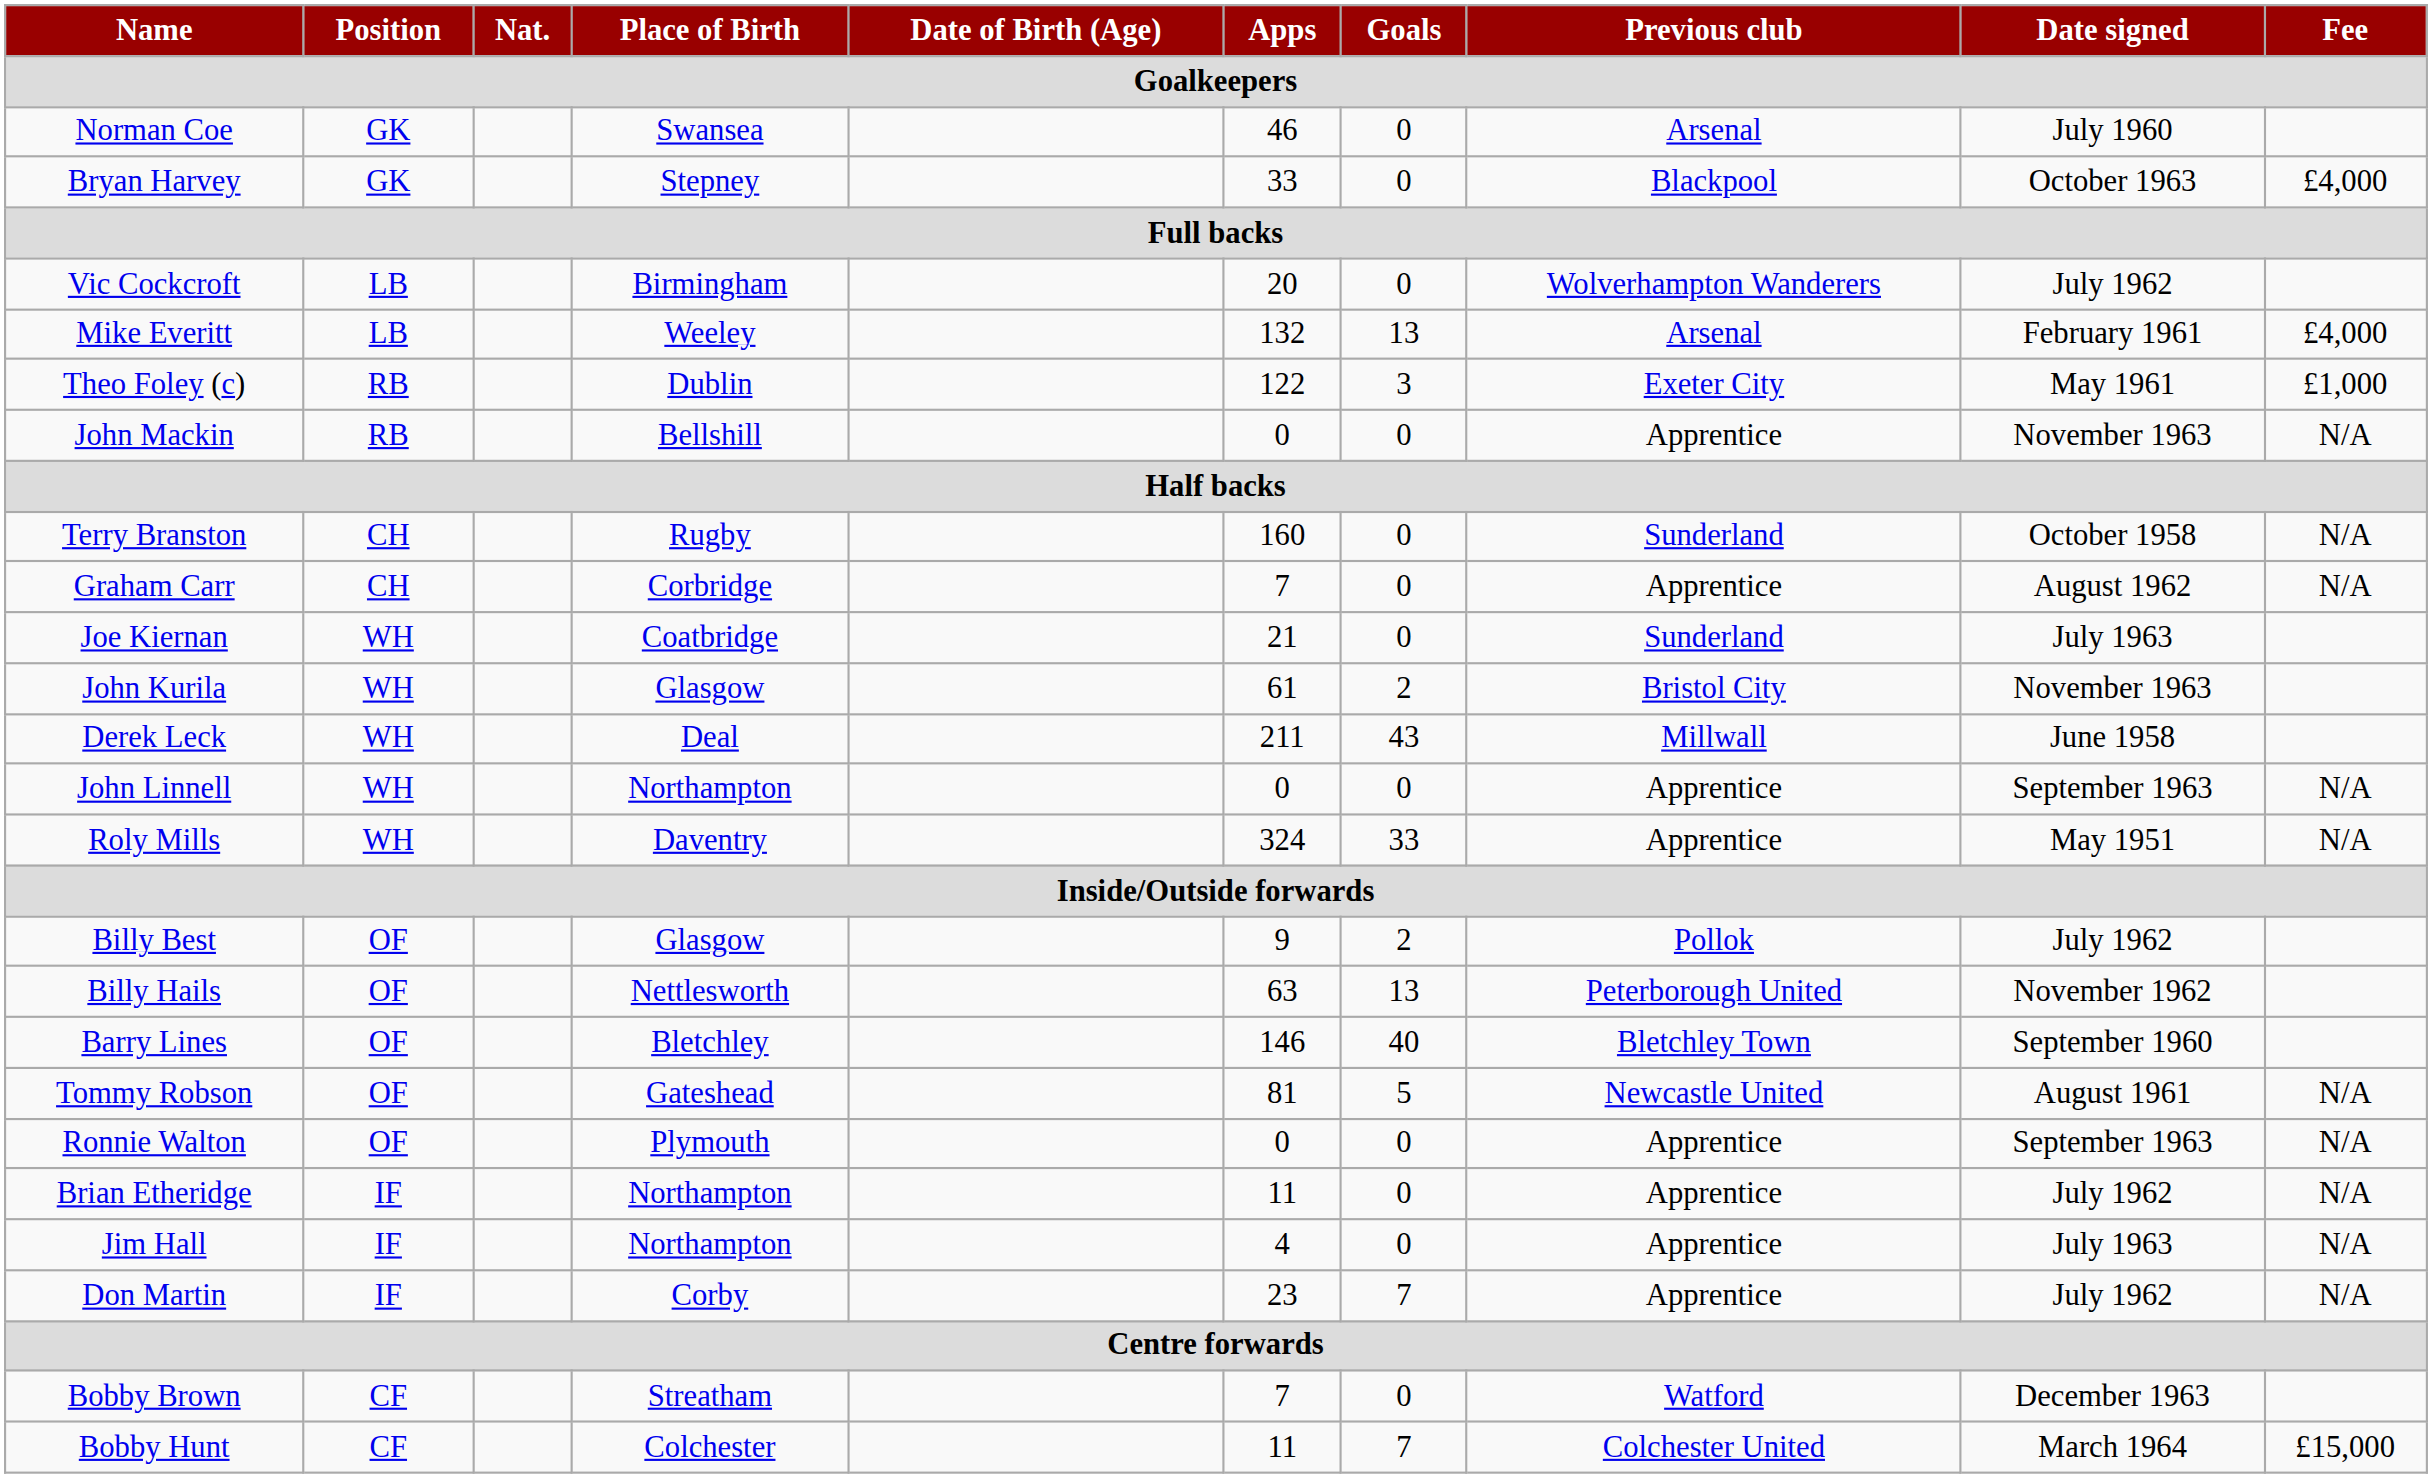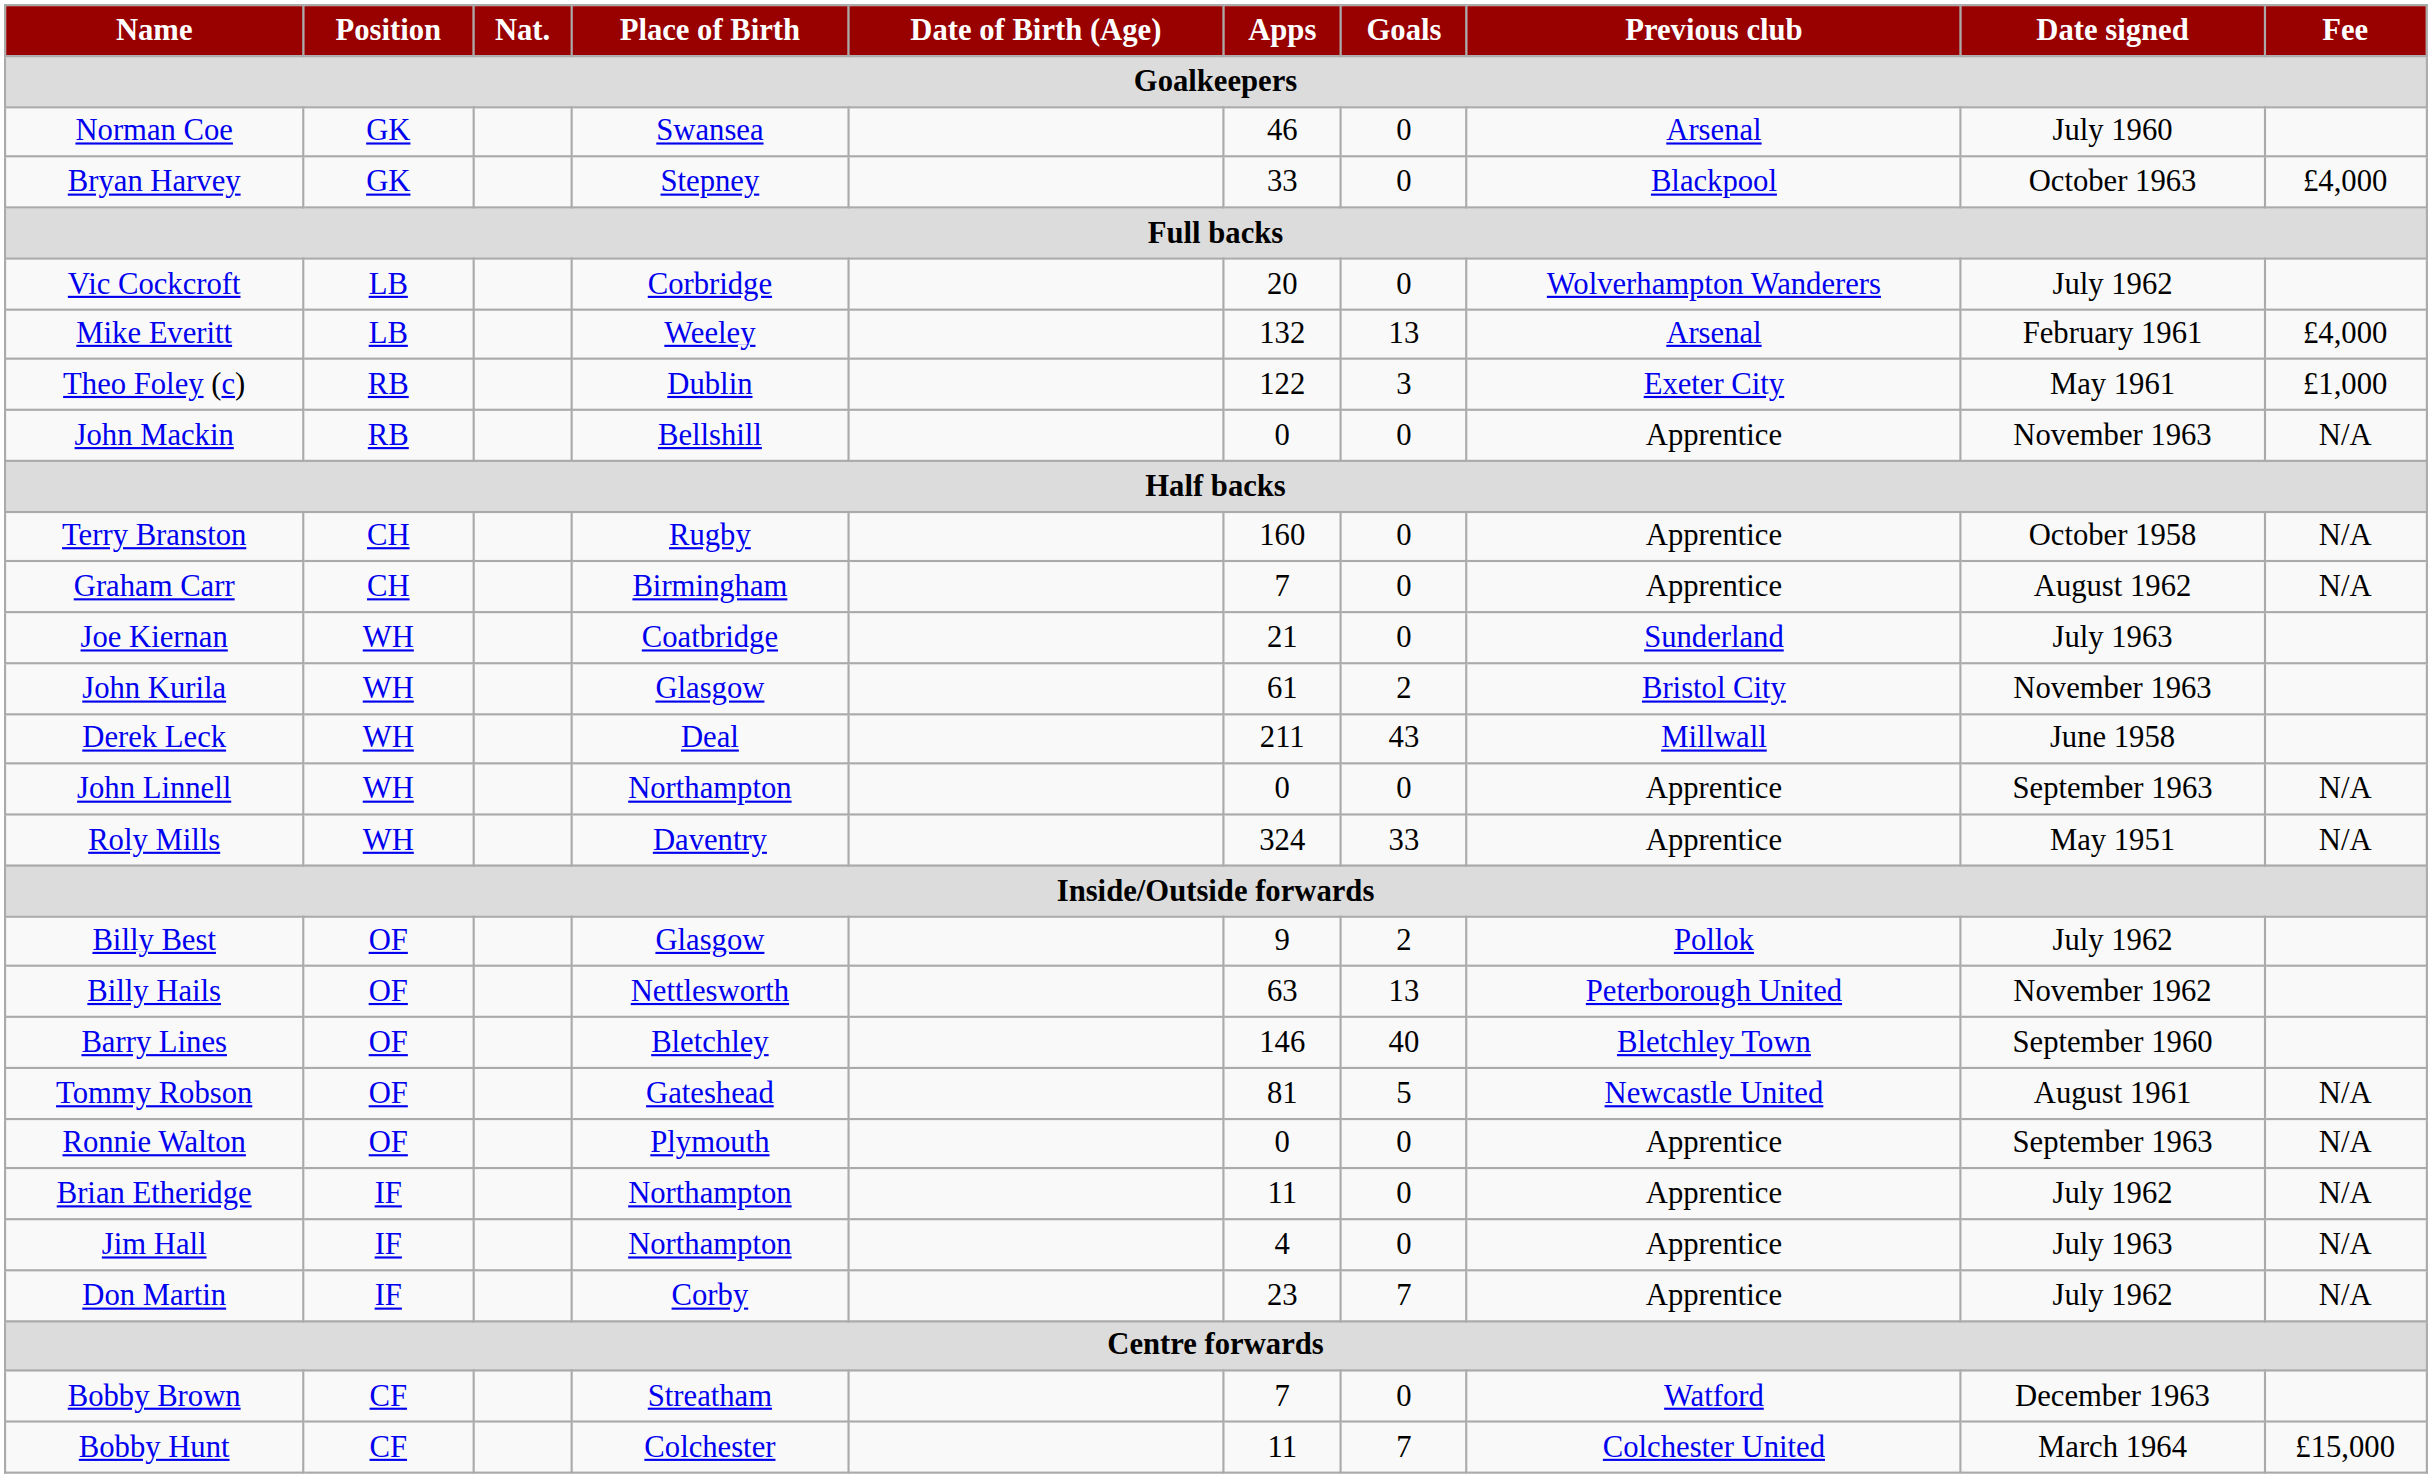(710, 283) Birmingham -> (710, 283) Corbridge
(1714, 536) Sunderland -> (1714, 536) Apprentice
(710, 586) Corbridge -> (710, 586) Birmingham
